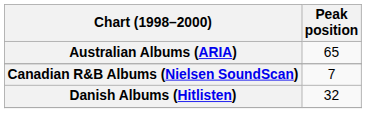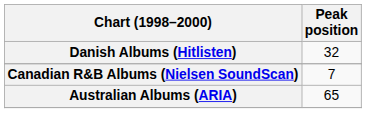rows swapped: (153, 52) <-> (153, 96)
